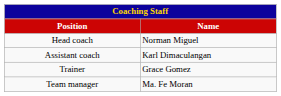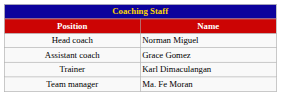(177, 55) Karl Dimaculangan -> (166, 55) Grace Gomez
(166, 70) Grace Gomez -> (177, 70) Karl Dimaculangan
